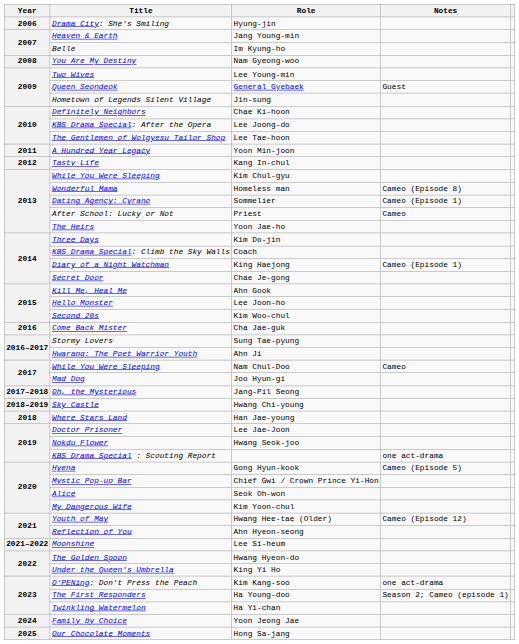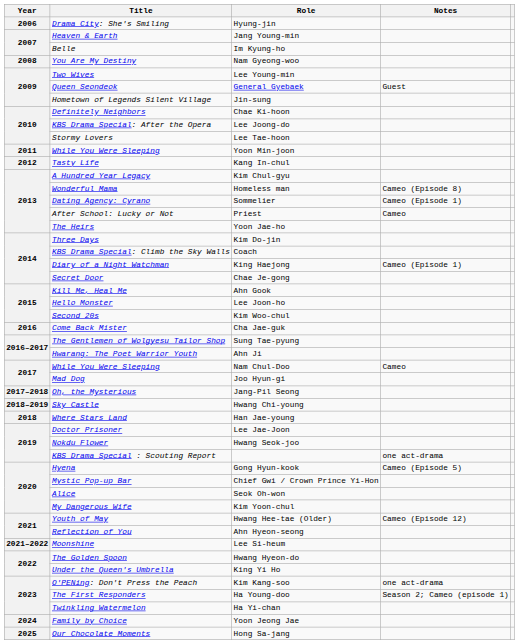(139, 138) The Gentlemen of Wolgyesu Tailor Shop -> (82, 138) Stormy Lovers
(101, 150) A Hundred Year Legacy -> (106, 150) While You Were Sleeping
(106, 176) While You Were Sleeping -> (101, 176) A Hundred Year Legacy
(82, 341) Stormy Lovers -> (139, 341) The Gentlemen of Wolgyesu Tailor Shop
